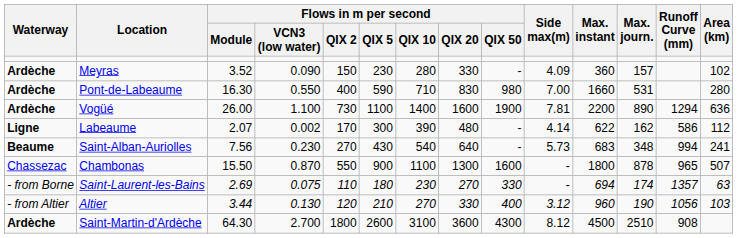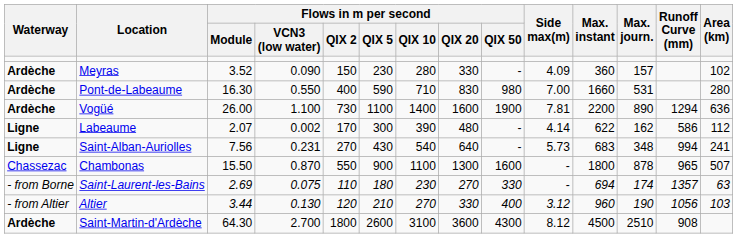(30, 147) Beaume -> (23, 147) Ligne
(305, 147) 0.230 -> (305, 147) 0.231
